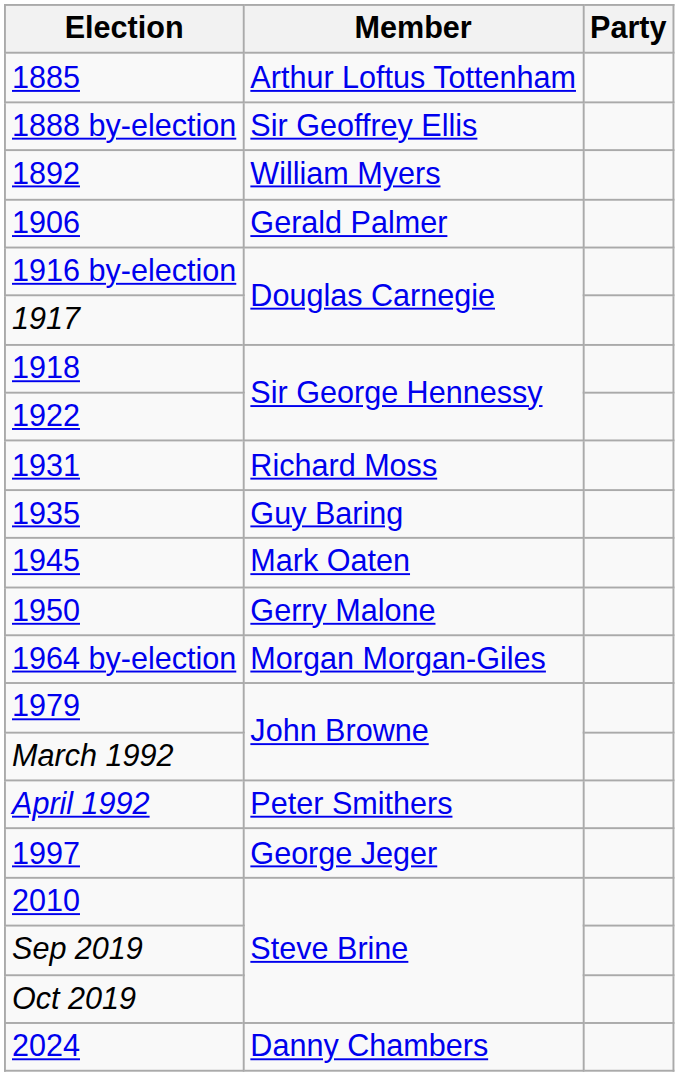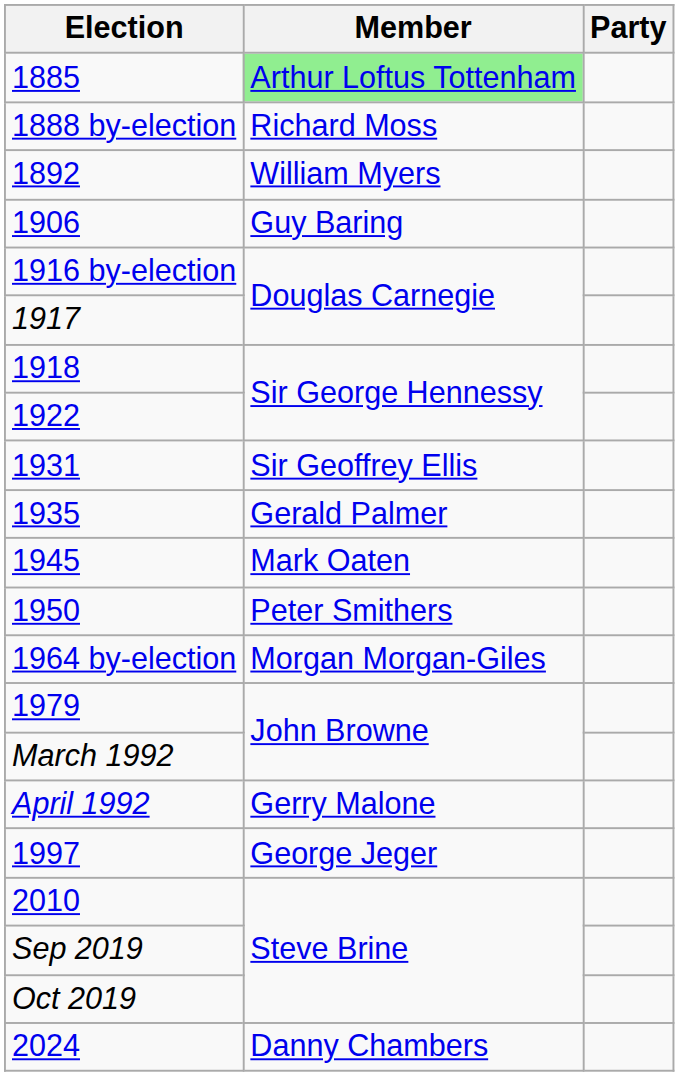(413, 77) no background -> (413, 77) lightgreen background
(364, 125) Sir Geoffrey Ellis -> (344, 125) Richard Moss
(349, 222) Gerald Palmer -> (327, 222) Guy Baring
(344, 464) Richard Moss -> (364, 464) Sir Geoffrey Ellis
(327, 513) Guy Baring -> (349, 513) Gerald Palmer
(343, 610) Gerry Malone -> (351, 610) Peter Smithers
(351, 804) Peter Smithers -> (343, 804) Gerry Malone
